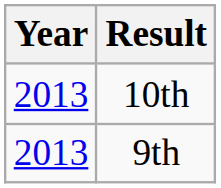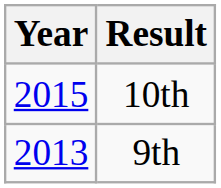(51, 93) 2013 -> (51, 93) 2015
